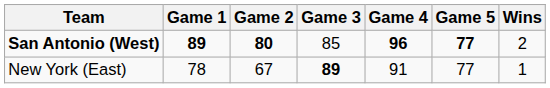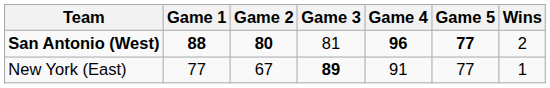(197, 43) 89 -> (197, 43) 88
(331, 43) 85 -> (331, 43) 81
(197, 69) 78 -> (197, 69) 77
